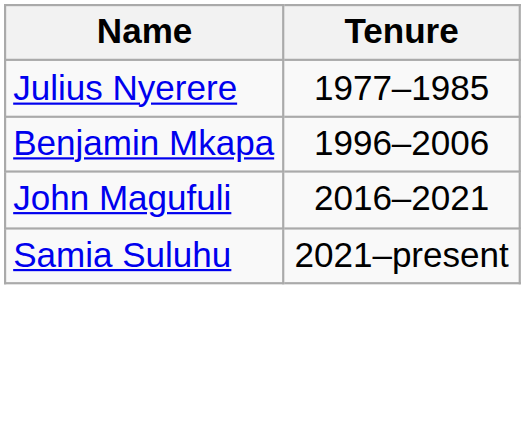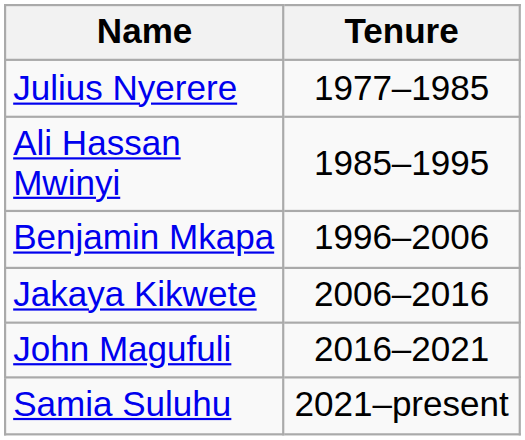+ row: (97, 163)
+ row: (135, 293)
